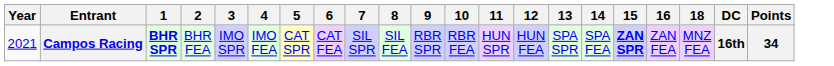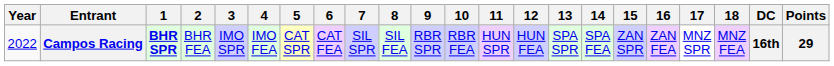+ column: (697, 14)
(22, 43) 2021 -> (22, 43) 2022
(630, 43) bold -> (630, 43) normal
(771, 43) 34 -> (806, 43) 29
